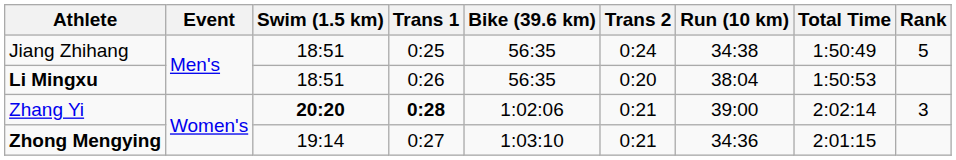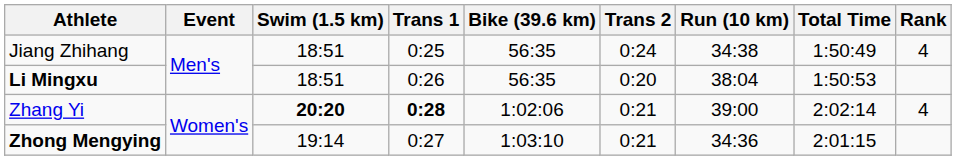(923, 50) 5 -> (923, 50) 4
(923, 110) 3 -> (923, 110) 4
